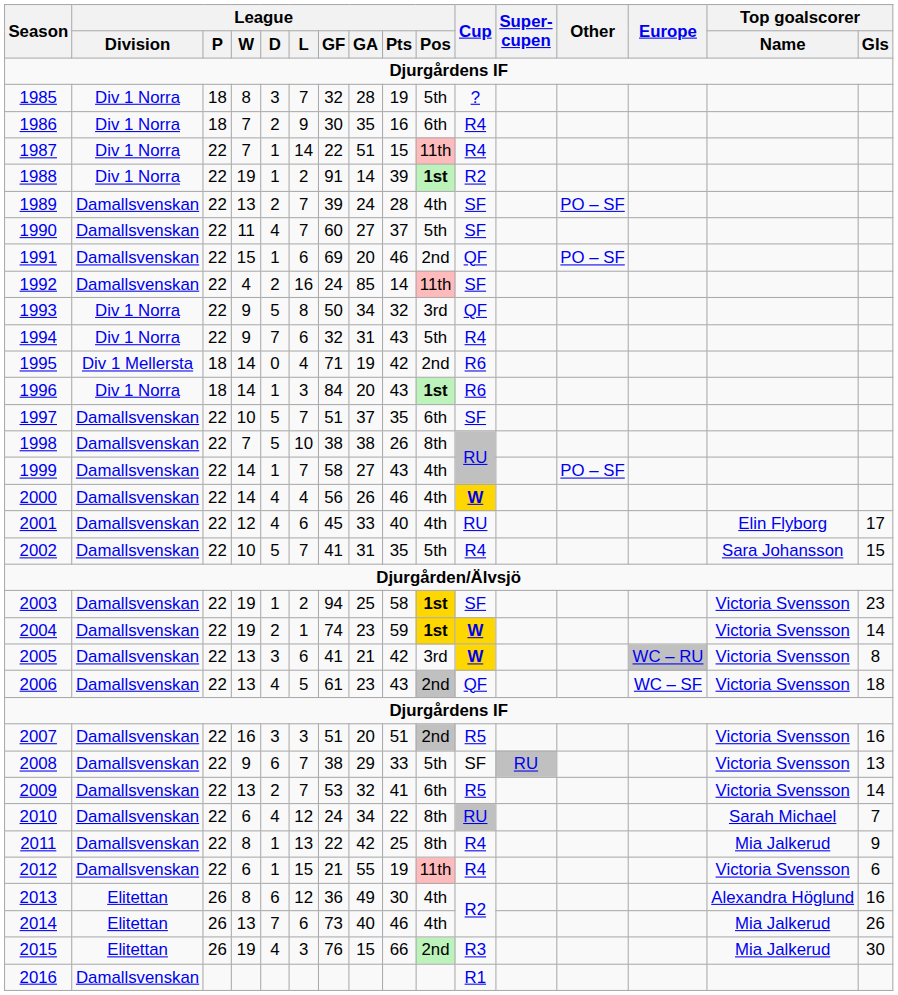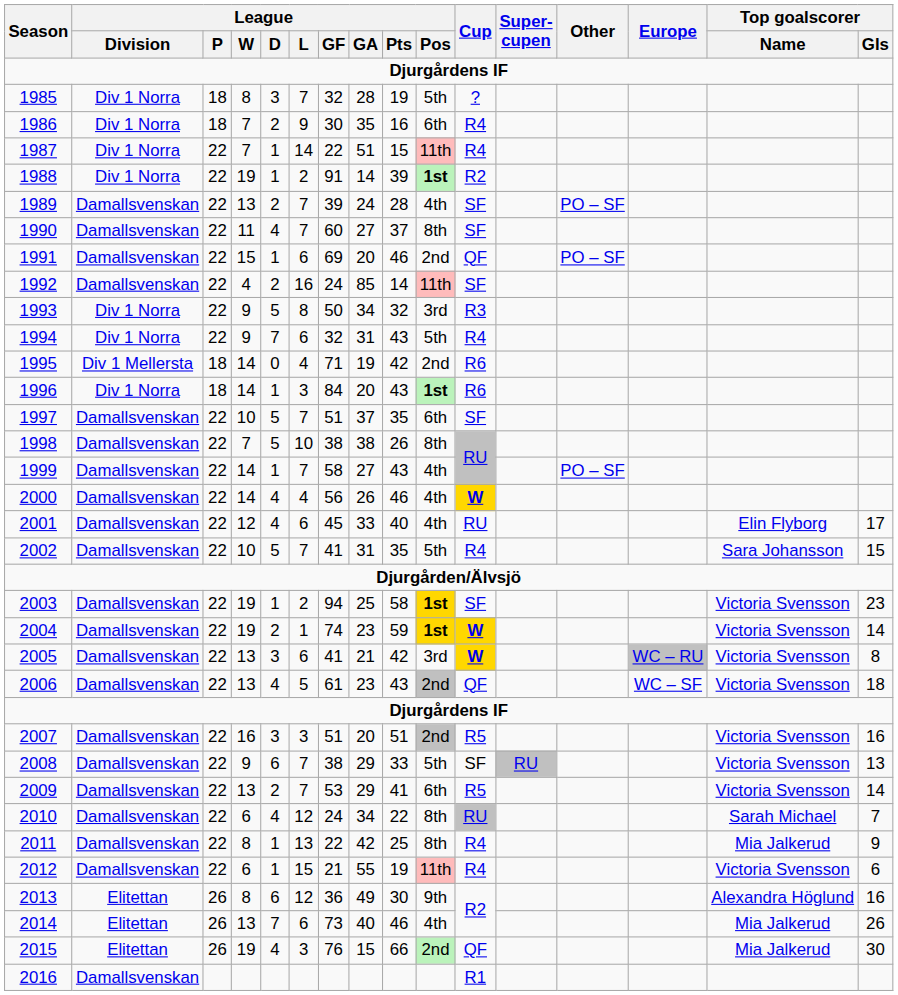(436, 230) 5th -> (436, 230) 8th
(475, 310) QF -> (475, 310) R3
(366, 790) 32 -> (366, 790) 29
(436, 897) 4th -> (436, 897) 9th
(475, 950) R3 -> (475, 950) QF
